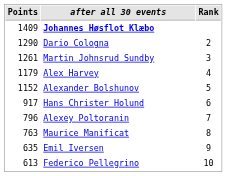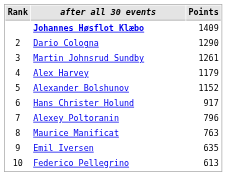columns swapped: (209, 13) <-> (23, 13)
